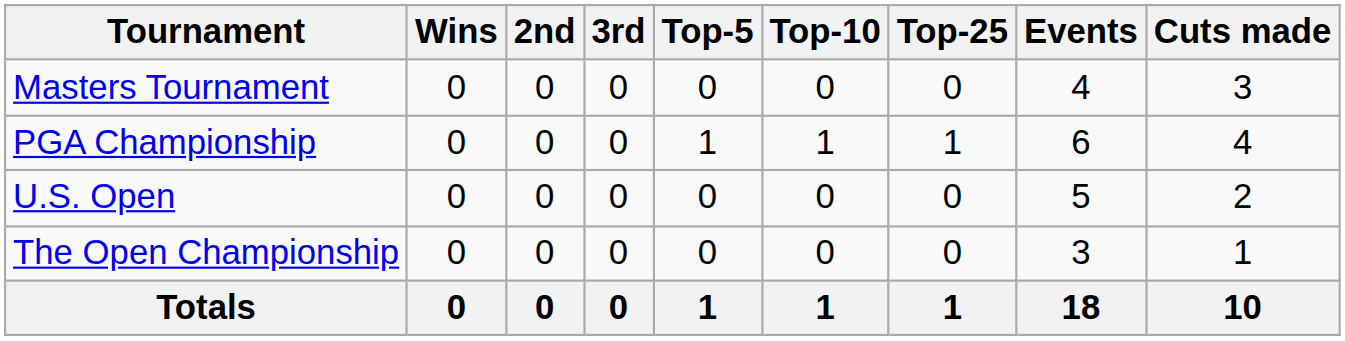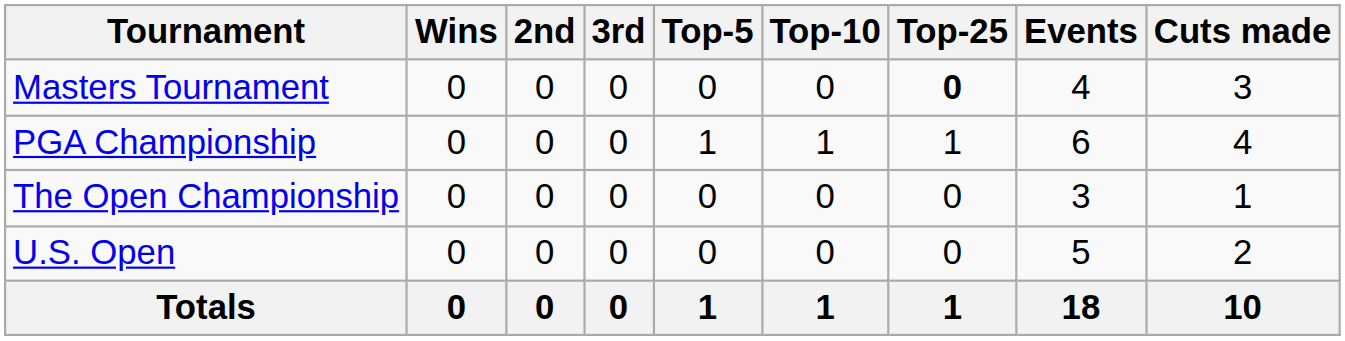(952, 87) normal -> (952, 87) bold
rows swapped: (94, 197) <-> (206, 252)
